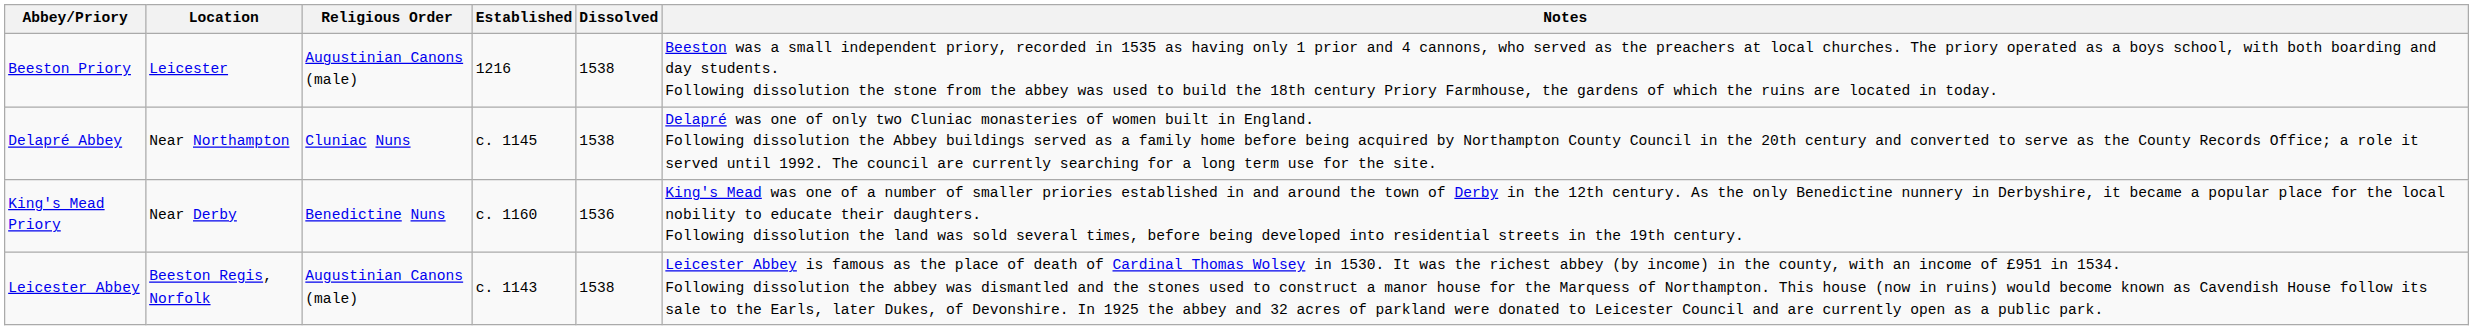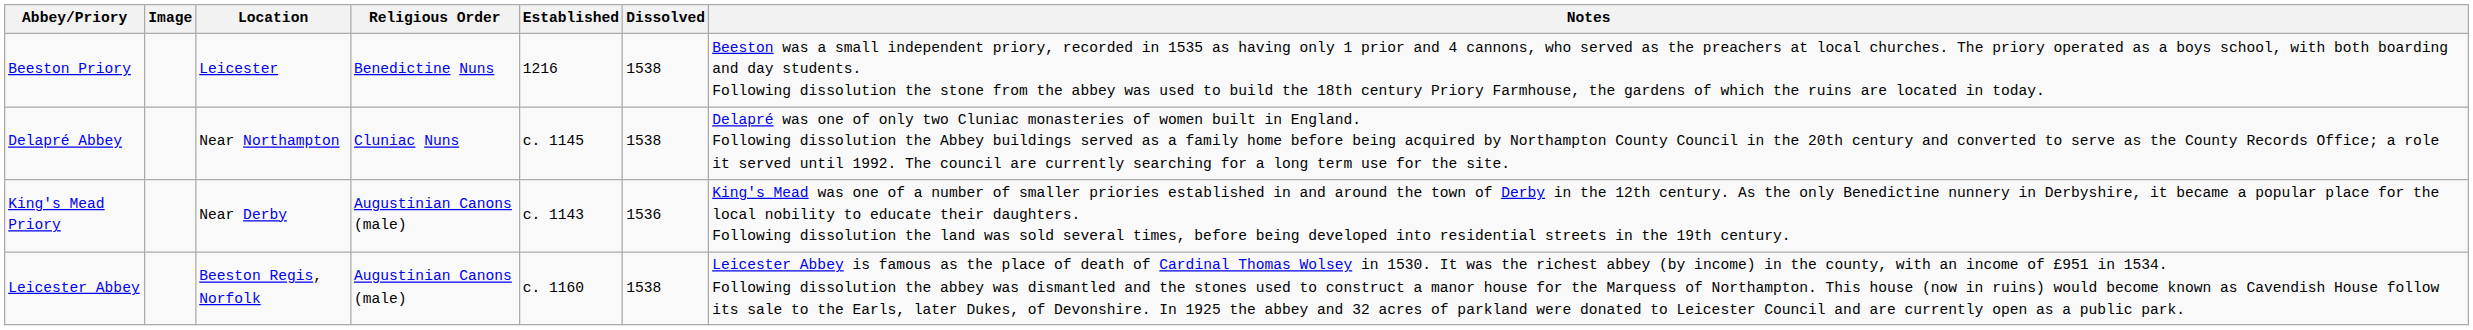+ column: (170, 18)
(384, 69) Augustinian Canons (male) -> (424, 69) Benedictine Nuns
(375, 215) Benedictine Nuns -> (433, 215) Augustinian Canons (male)
(507, 215) c. 1160 -> (553, 215) c. 1143
(507, 287) c. 1143 -> (553, 287) c. 1160
